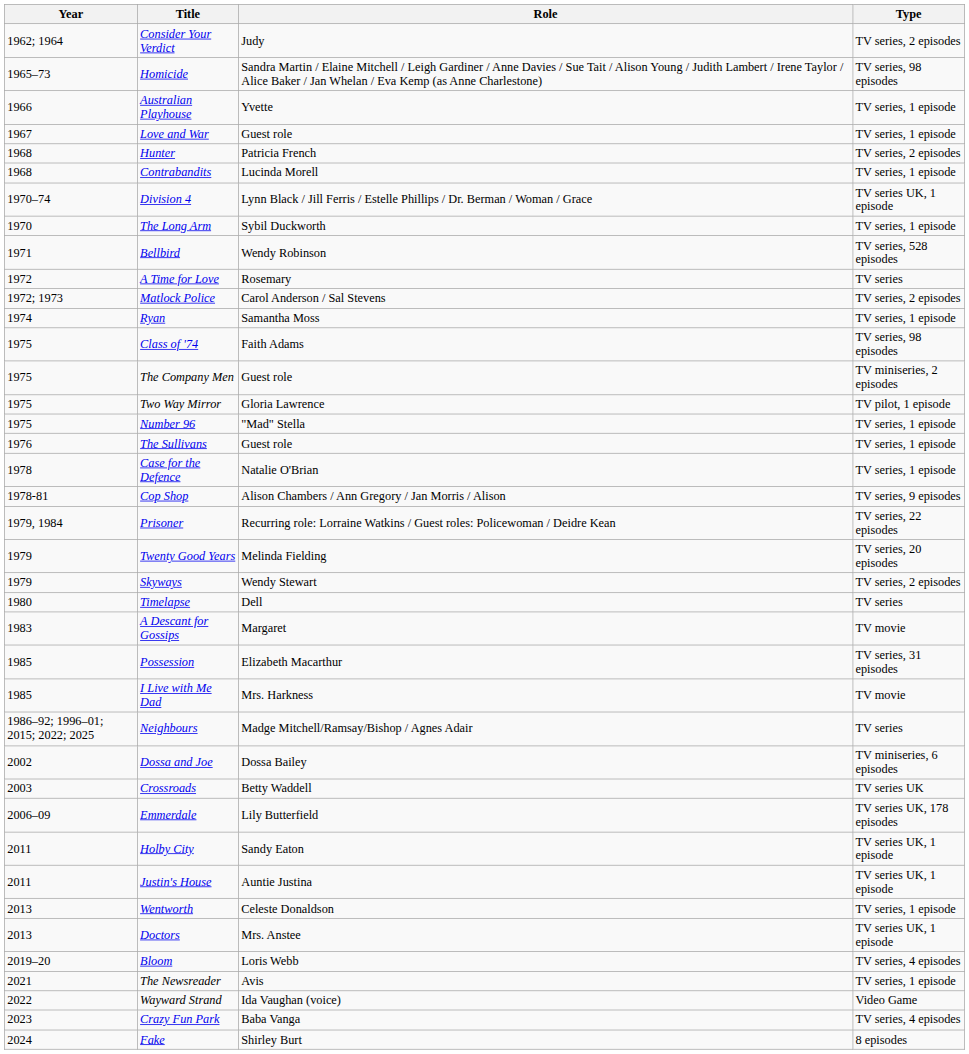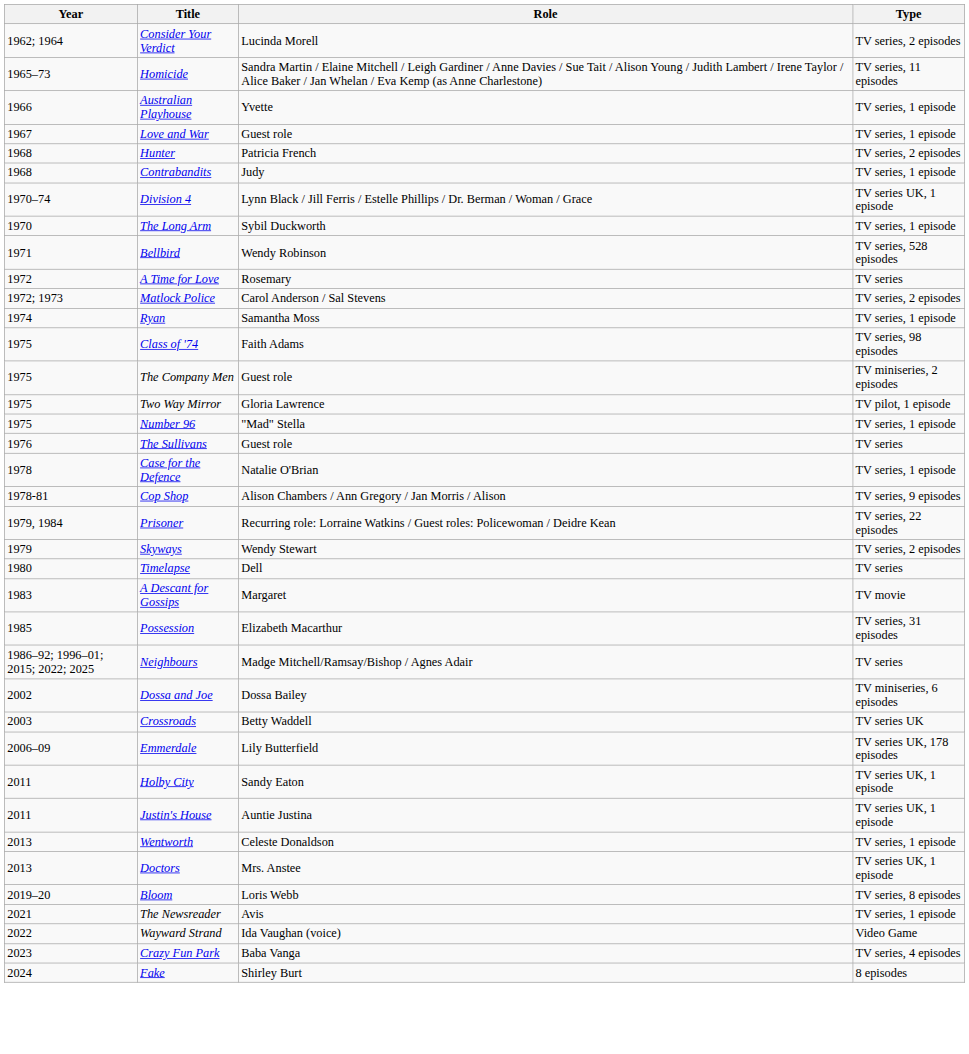(253, 40) Judy -> (280, 40) Lucinda Morell
(888, 74) TV series, 98 episodes -> (888, 74) TV series, 11 episodes
(280, 173) Lucinda Morell -> (253, 173) Judy
(906, 443) TV series, 1 episode -> (879, 443) TV series
- row: (188, 556)
- row: (176, 695)
(908, 961) TV series, 4 episodes -> (908, 894) TV series, 8 episodes
